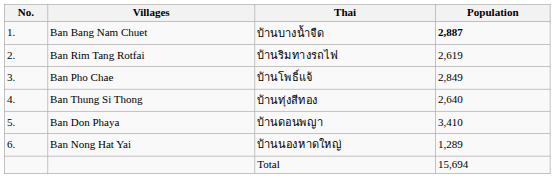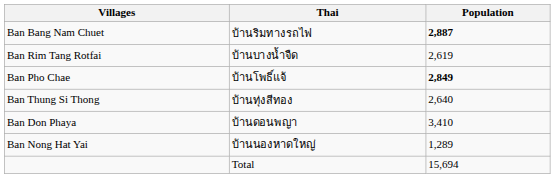- column: (26, 13)
(290, 33) บ้านบางน้ำจืด -> (272, 33) บ้านริมทางรถไฟ
(297, 55) บ้านริมทางรถไฟ -> (265, 55) บ้านบางน้ำจืด
(450, 77) normal -> (441, 77) bold
